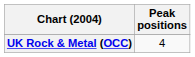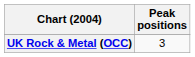(162, 43) 4 -> (162, 43) 3
